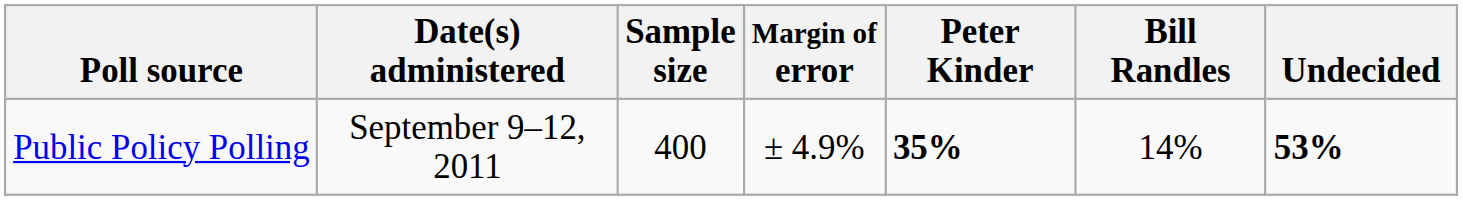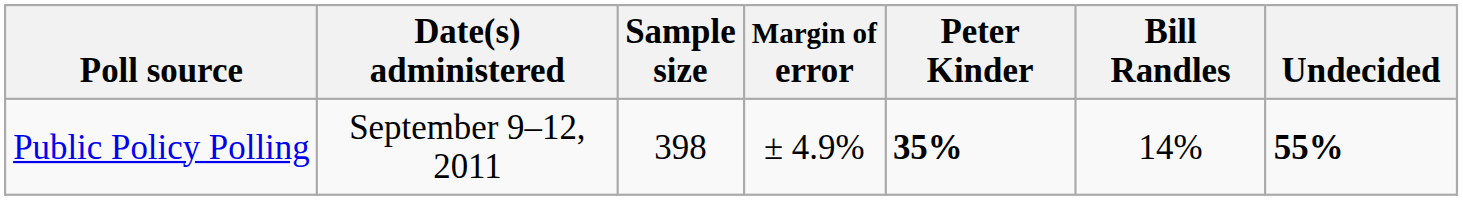(680, 146) 400 -> (680, 146) 398
(1309, 146) 53% -> (1309, 146) 55%
